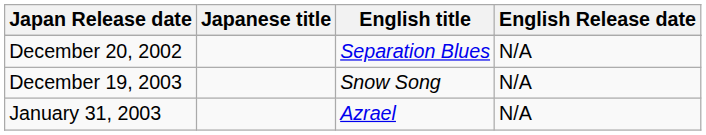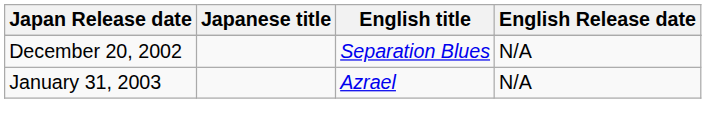- row: (96, 82)
